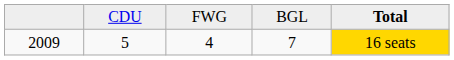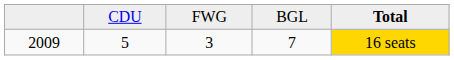(209, 42) 4 -> (209, 42) 3
